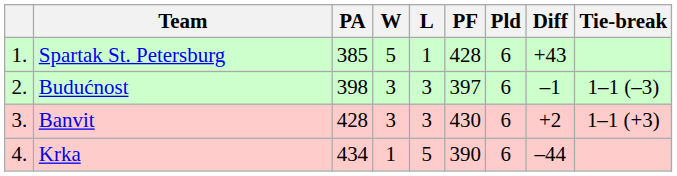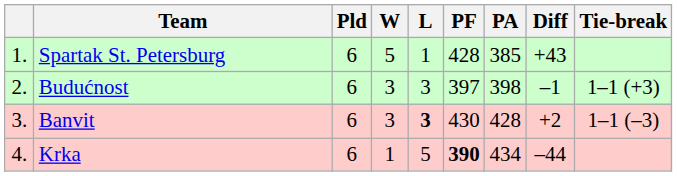columns swapped: (506, 21) <-> (352, 21)
(623, 87) 1–1 (–3) -> (623, 87) 1–1 (+3)
(427, 120) normal -> (426, 120) bold
(623, 120) 1–1 (+3) -> (623, 120) 1–1 (–3)
(465, 154) normal -> (464, 154) bold
